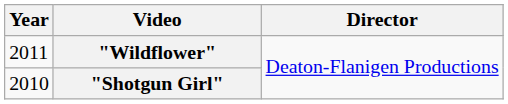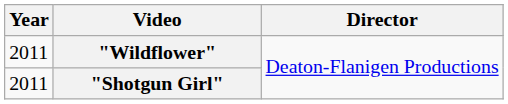(29, 83) 2010 -> (29, 83) 2011
